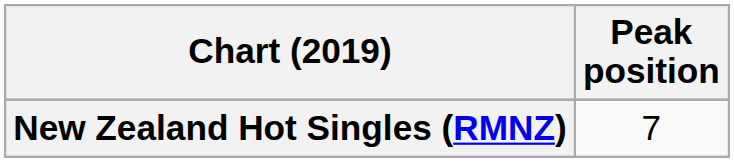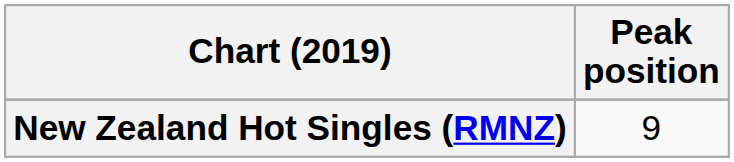(651, 127) 7 -> (651, 127) 9
